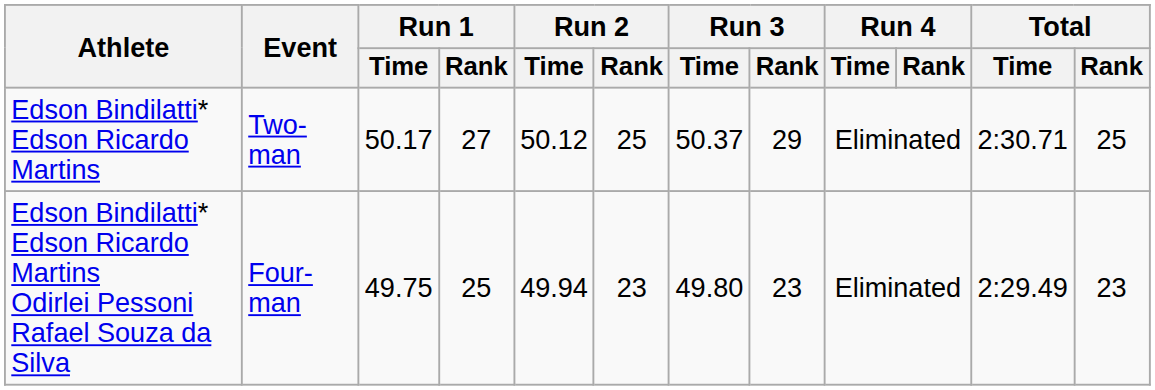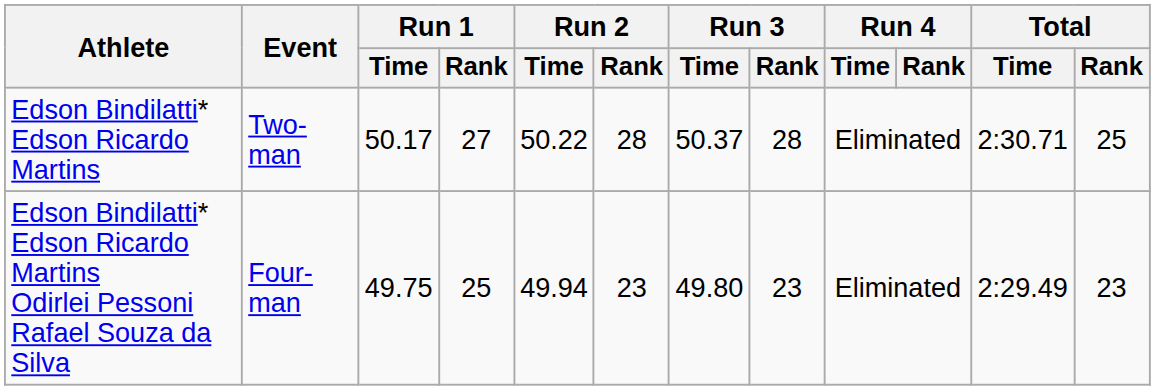(554, 140) 50.12 -> (554, 140) 50.22
(632, 140) 25 -> (632, 140) 28
(787, 140) 29 -> (787, 140) 28
